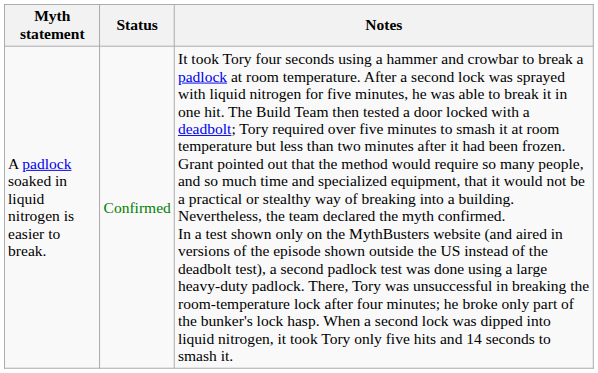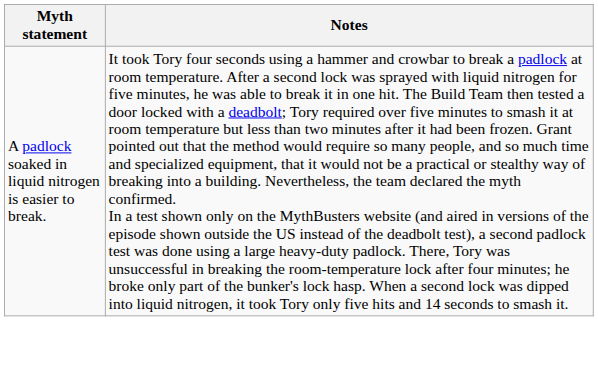- column: (137, 25)
